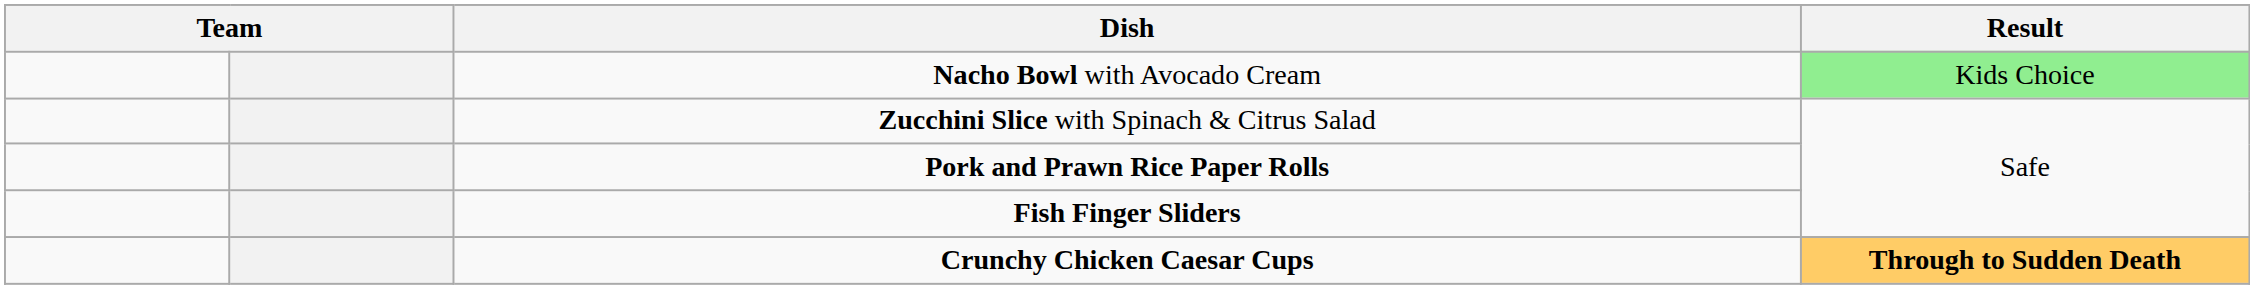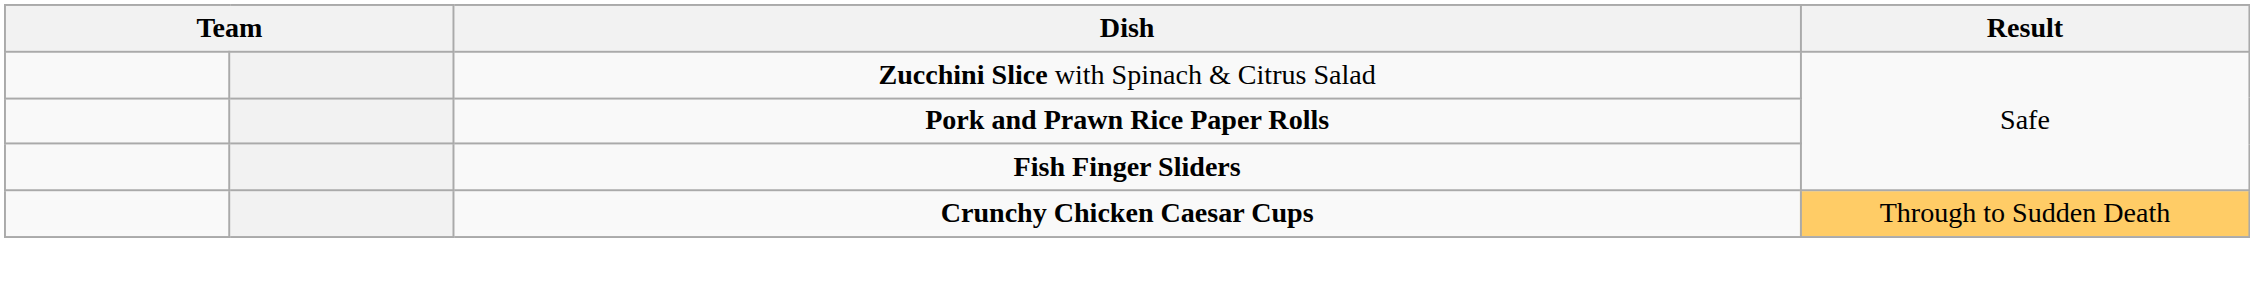- row: (1127, 74)
(2025, 259) bold -> (2025, 213) normal
